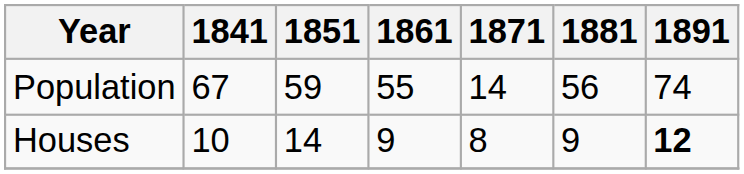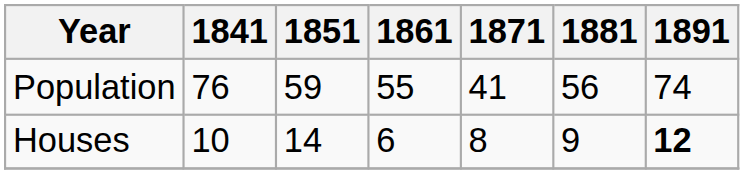(211, 86) 67 -> (211, 86) 76
(488, 86) 14 -> (488, 86) 41
(386, 140) 9 -> (386, 140) 6
